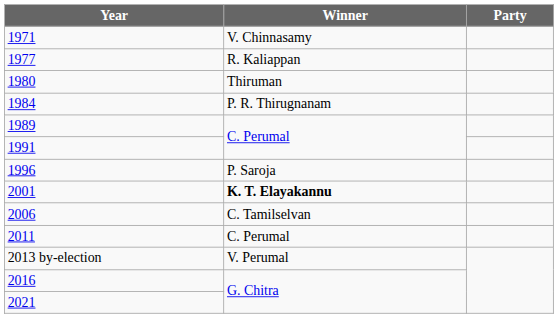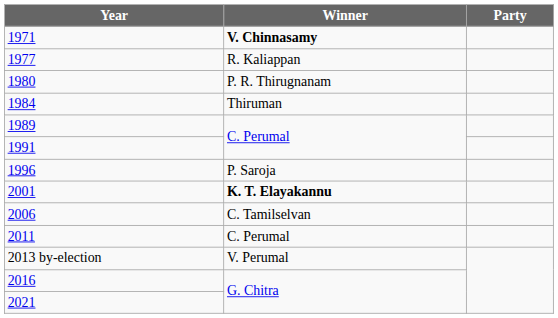(269, 37) normal -> (272, 37) bold
(254, 81) Thiruman -> (279, 81) P. R. Thirugnanam
(279, 103) P. R. Thirugnanam -> (254, 103) Thiruman
